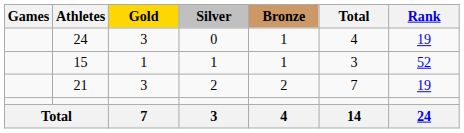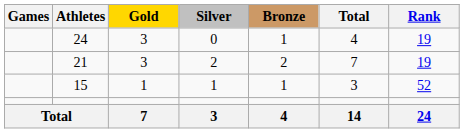rows swapped: (81, 86) <-> (81, 63)
